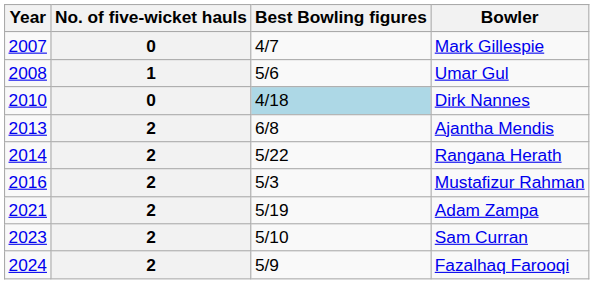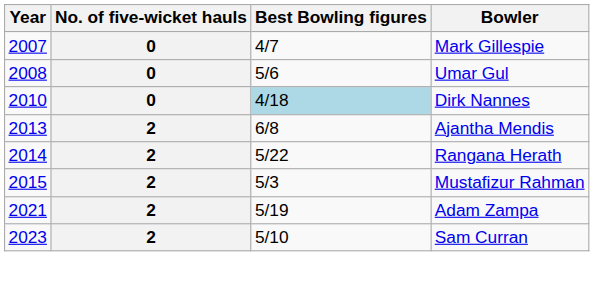(151, 73) 1 -> (151, 73) 0
(28, 182) 2016 -> (28, 182) 2015
- row: (502, 264)
